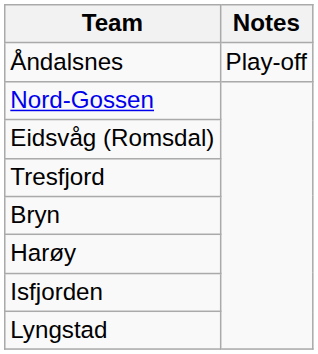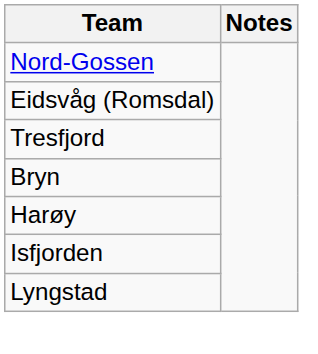- row: (67, 61)
